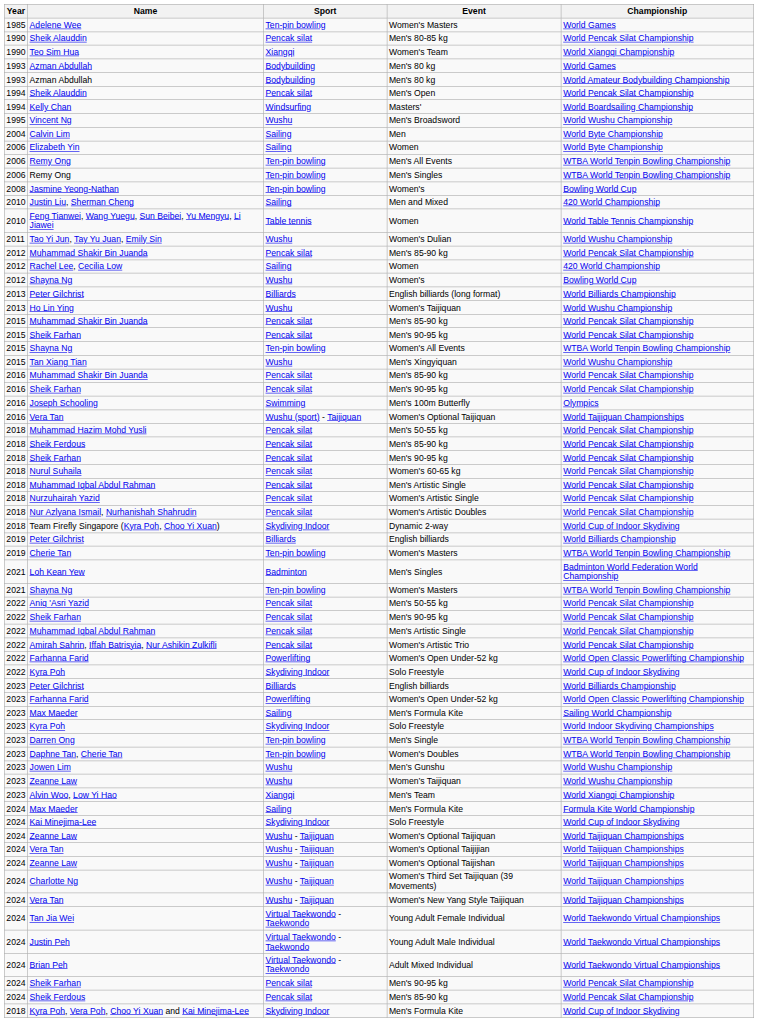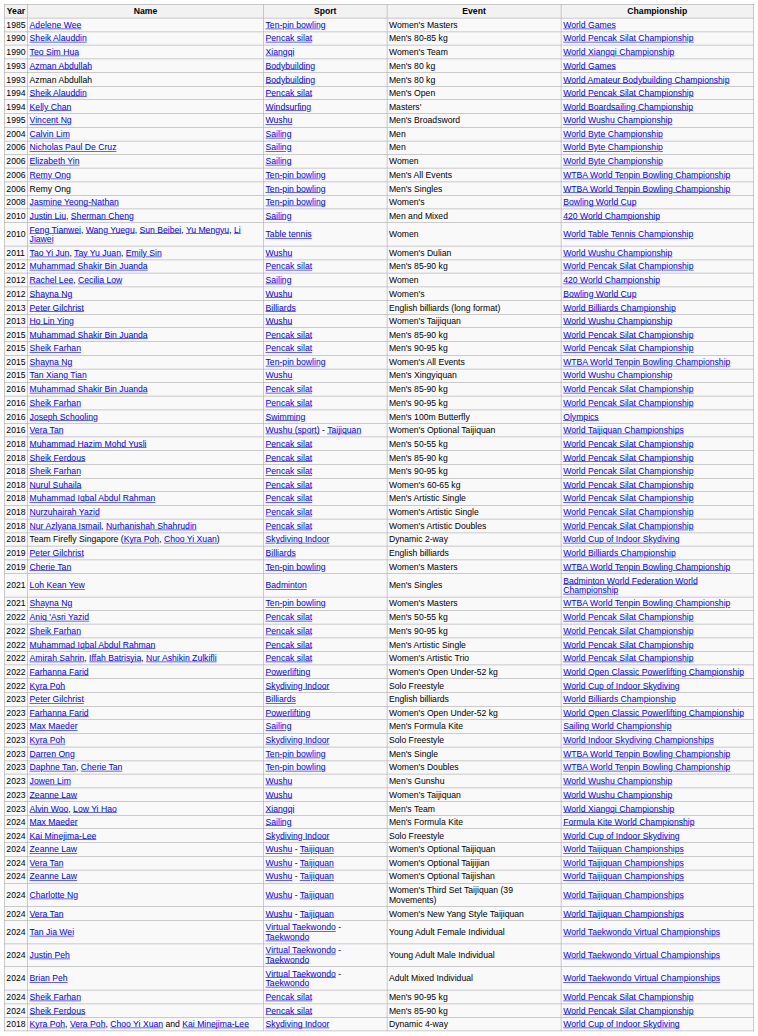+ row: (16, 148)
(426, 1011) Men's Formula Kite -> (418, 1025) Dynamic 4-way
